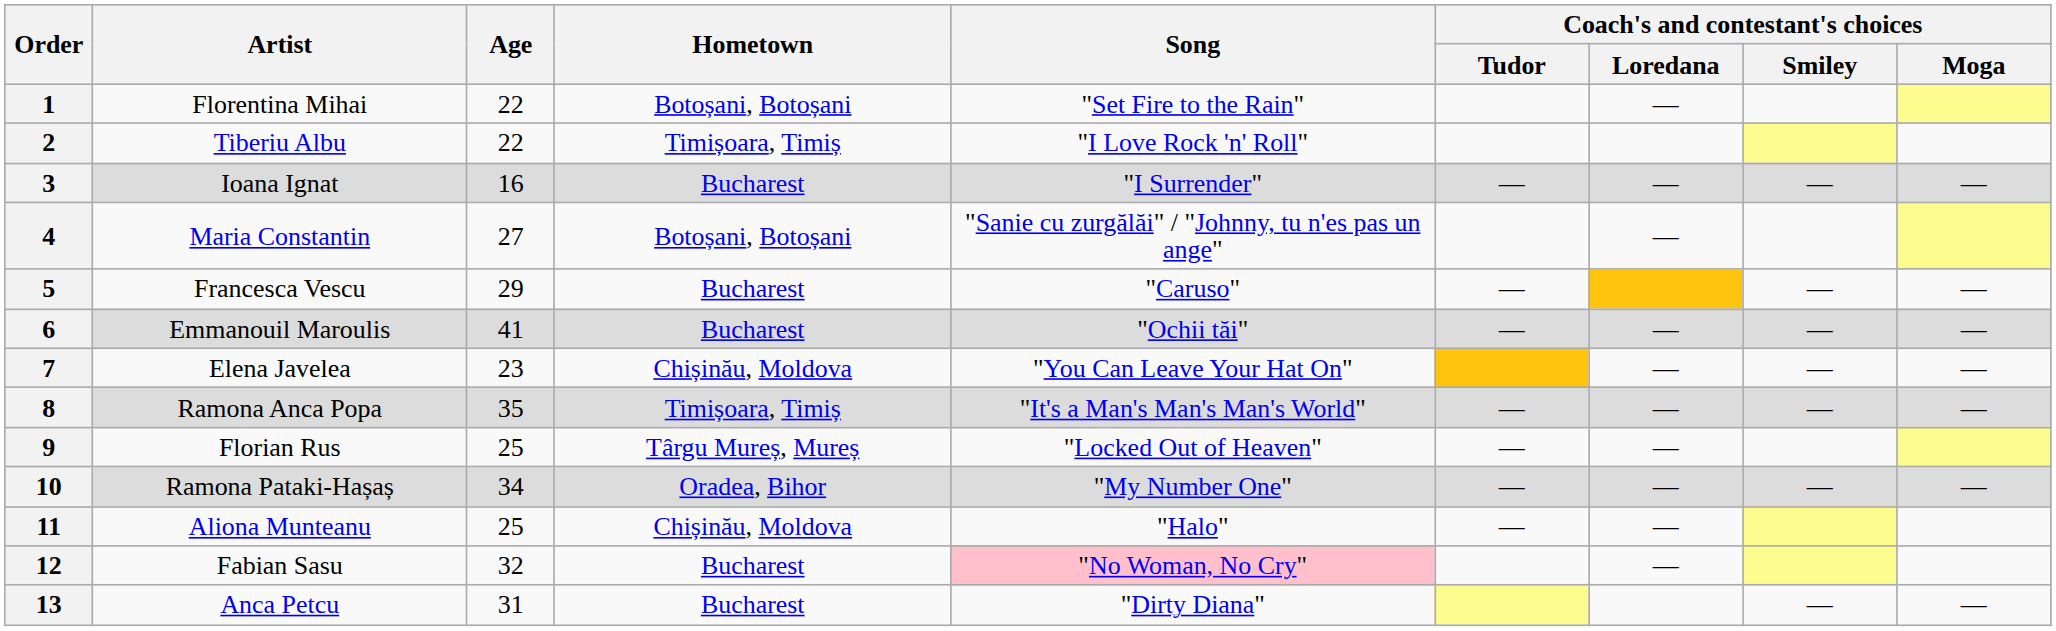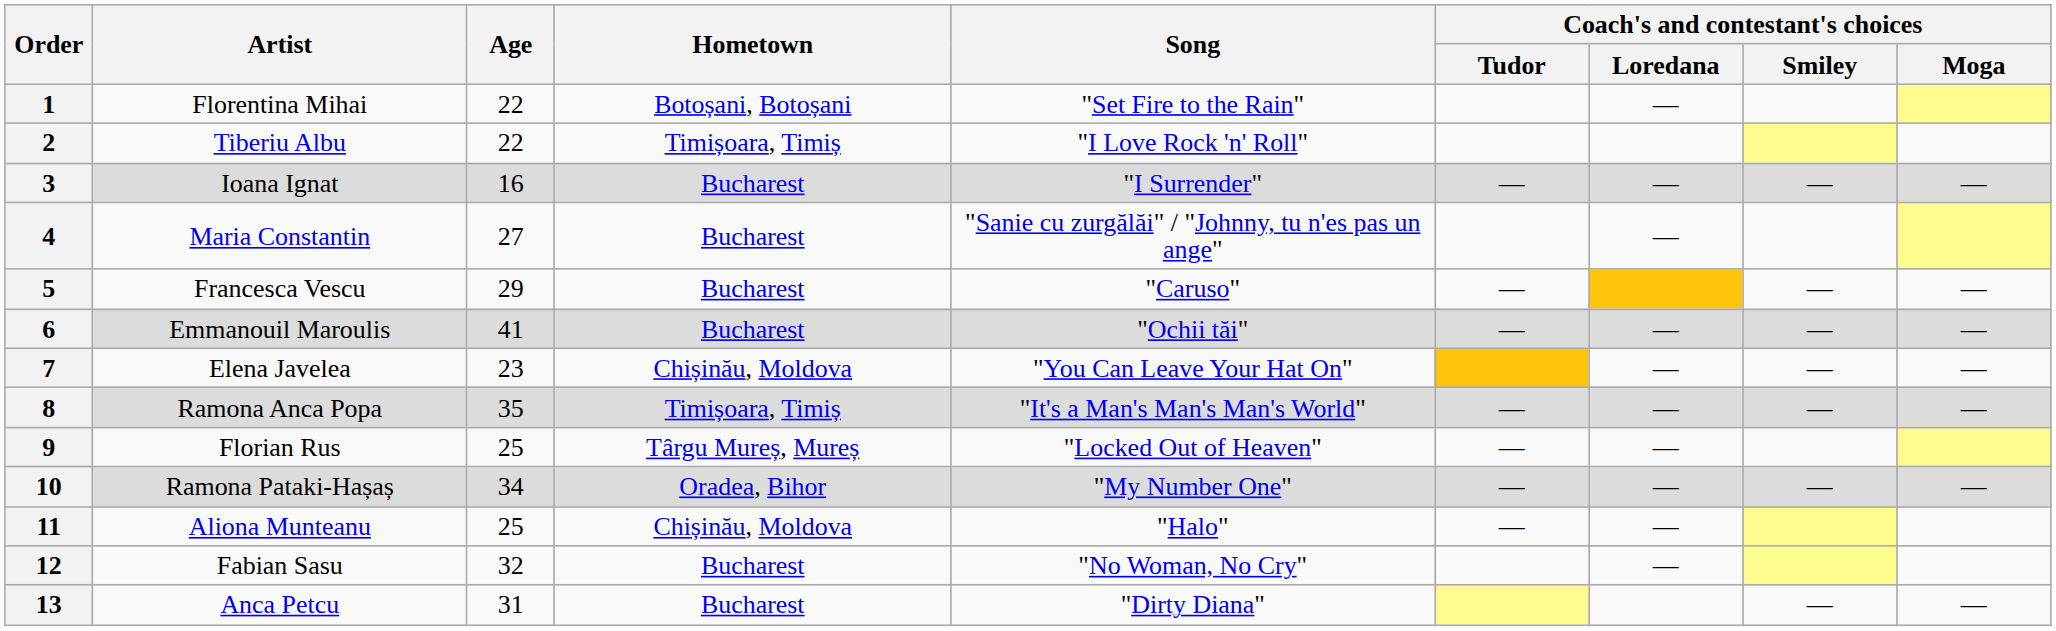(753, 236) Botoșani, Botoșani -> (753, 236) Bucharest
(1193, 565) pink background -> (1193, 565) no background
